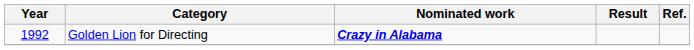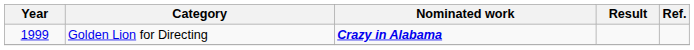(35, 34) 1992 -> (35, 34) 1999
